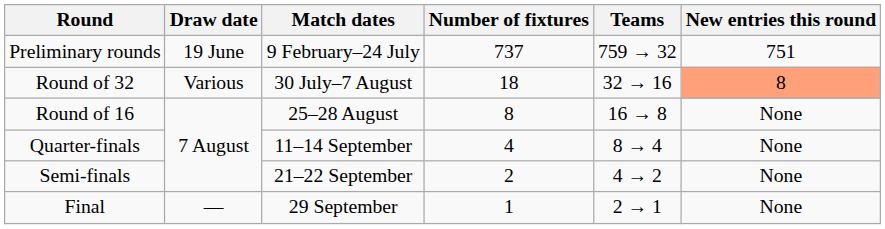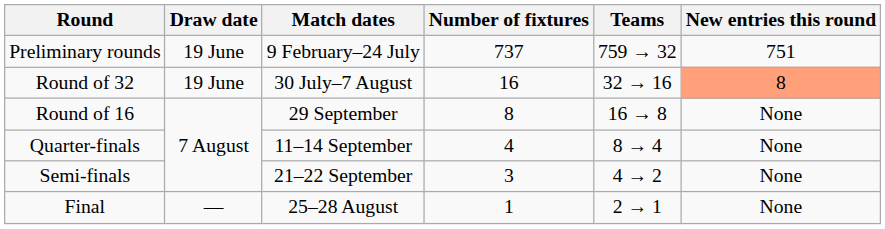(214, 82) Various -> (214, 82) 19 June
(509, 82) 18 -> (509, 82) 16
(343, 113) 25–28 August -> (343, 113) 29 September
(509, 176) 2 -> (509, 176) 3
(343, 207) 29 September -> (343, 207) 25–28 August
